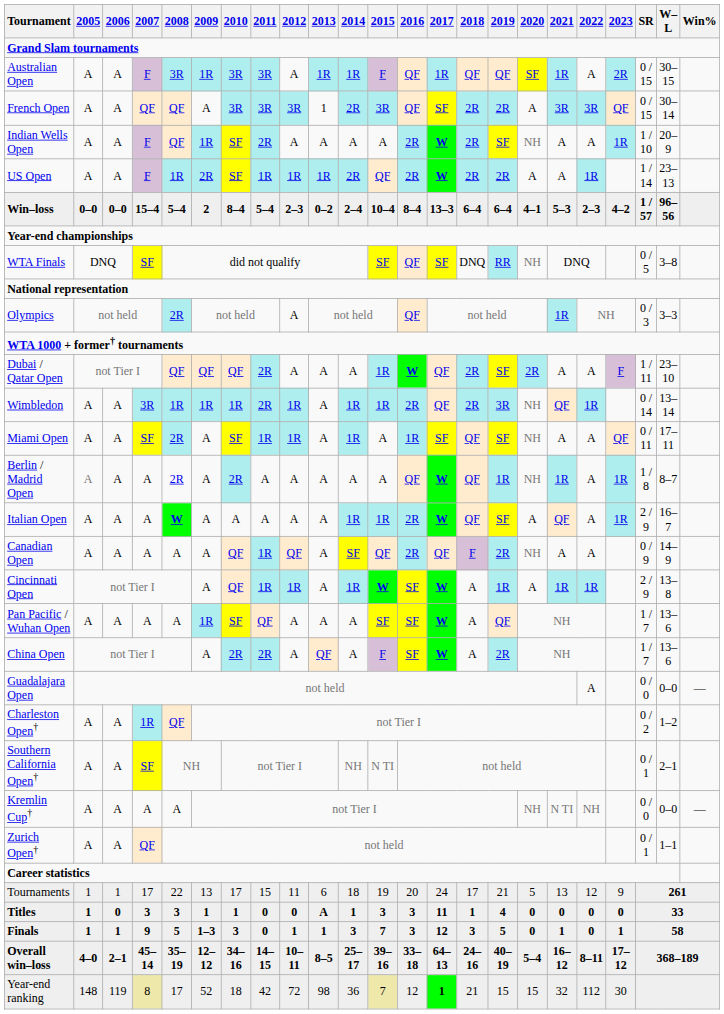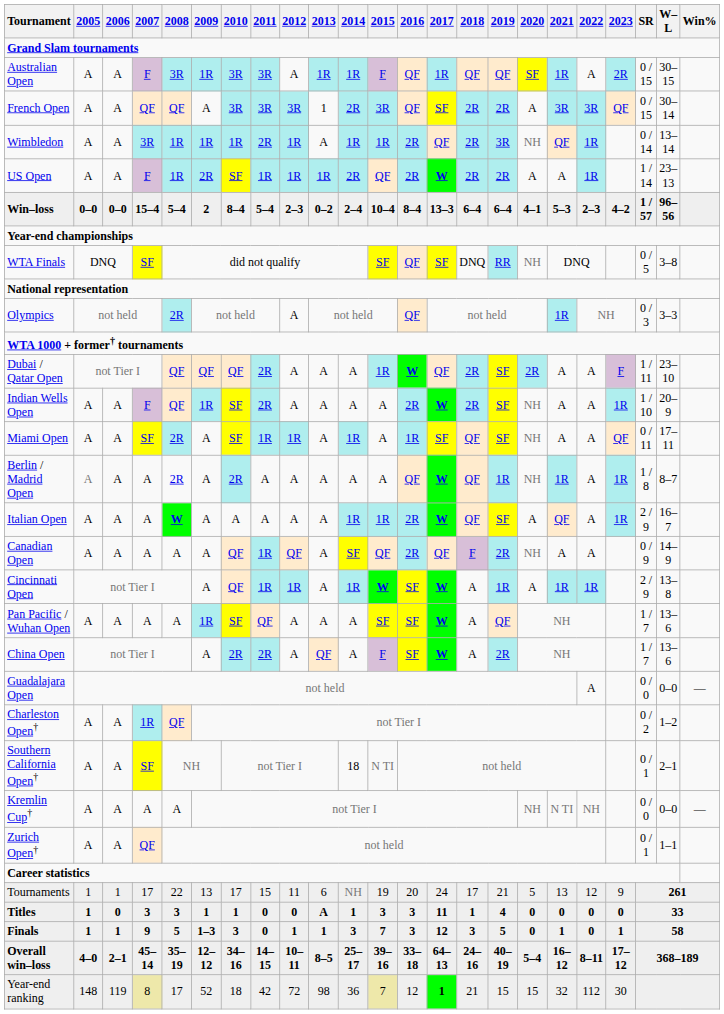rows swapped: (35, 405) <-> (37, 142)
(353, 766) NH -> (353, 766) 18
(353, 892) 18 -> (353, 892) NH
